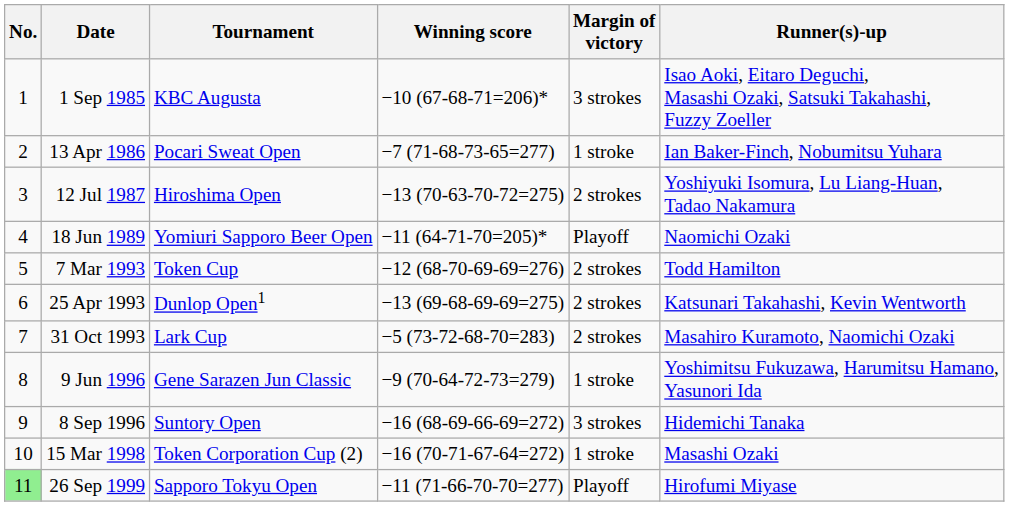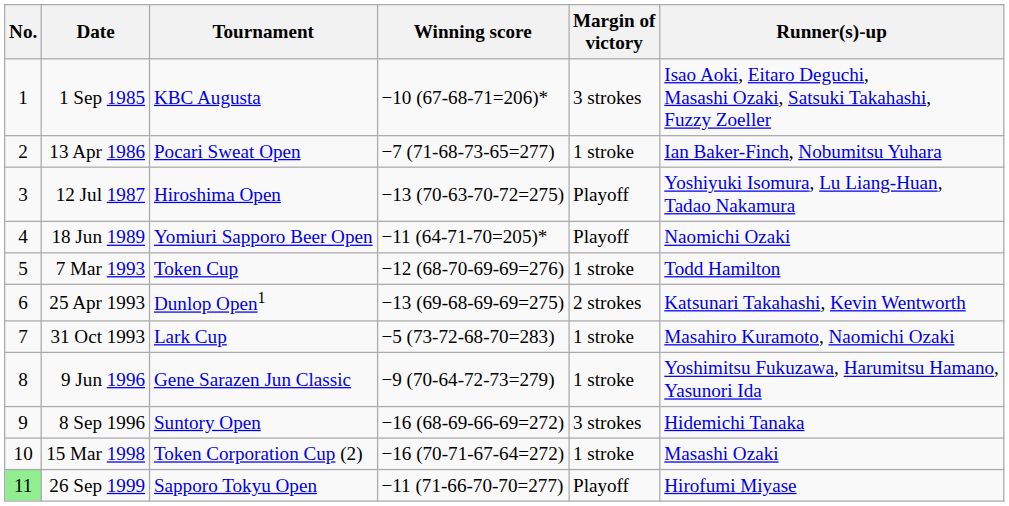(607, 194) 2 strokes -> (601, 194) Playoff
(607, 269) 2 strokes -> (604, 269) 1 stroke
(607, 336) 2 strokes -> (604, 336) 1 stroke
